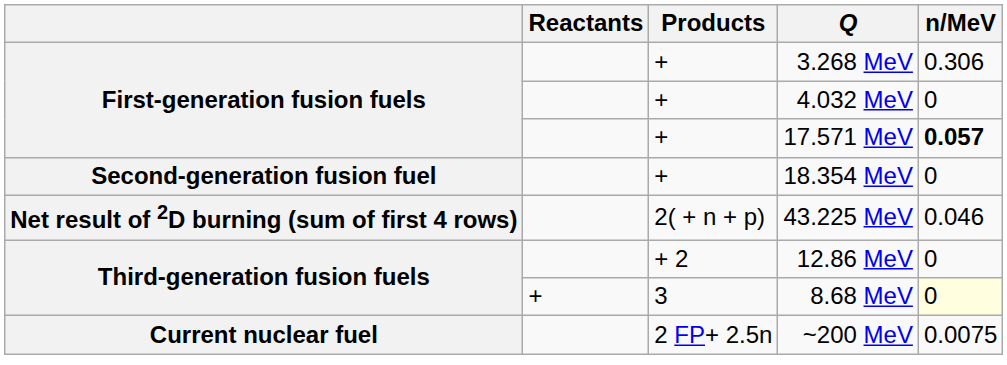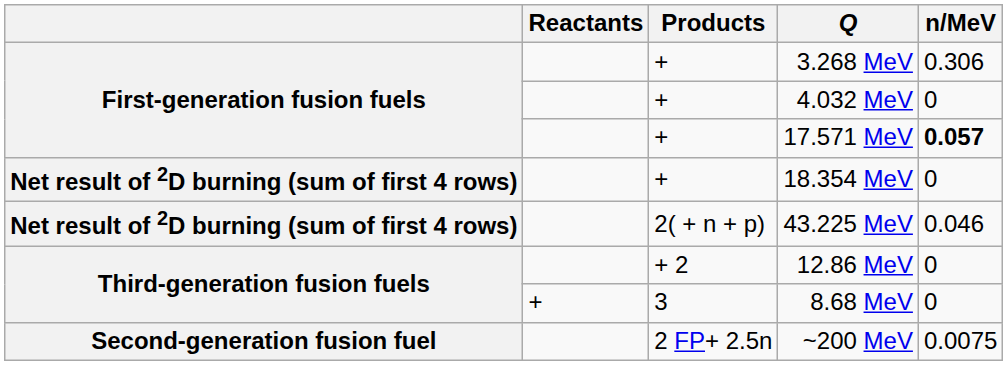(264, 175) Second-generation fusion fuel -> (264, 179) Net result of 2D burning (sum of first 4 rows)
(931, 296) lightyellow background -> (931, 302) no background
(264, 334) Current nuclear fuel -> (264, 341) Second-generation fusion fuel
